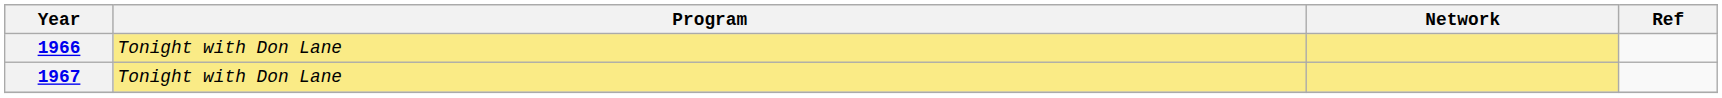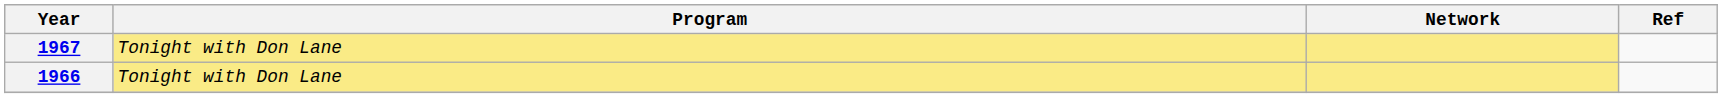rows swapped: (59, 48) <-> (59, 77)
